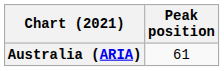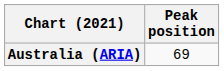(181, 55) 61 -> (181, 55) 69
